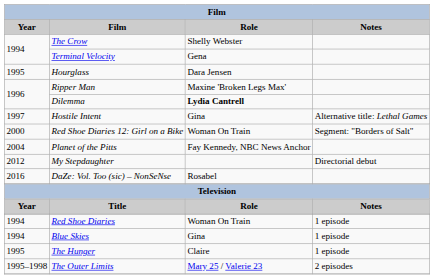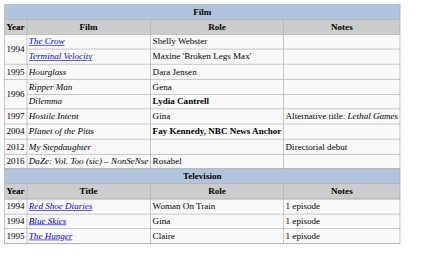(197, 57) Gena -> (202, 57) Maxine 'Broken Legs Max'
(237, 87) Maxine 'Broken Legs Max' -> (162, 87) Gena
- row: (117, 132)
(249, 147) normal -> (217, 132) bold
- row: (82, 266)
